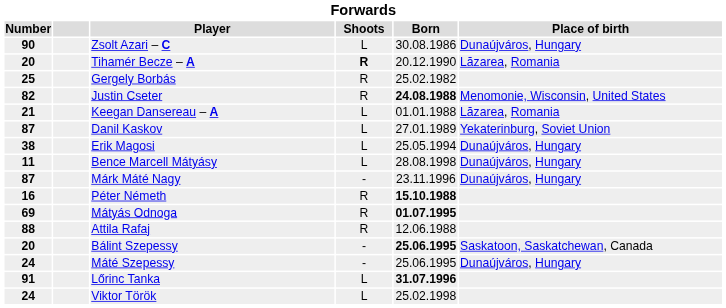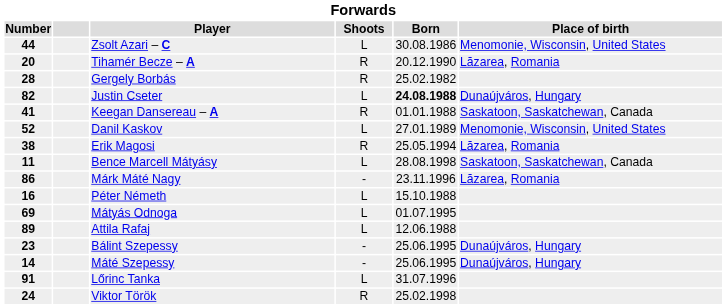(28, 45) 90 -> (28, 45) 44
(521, 45) Dunaújváros, Hungary -> (563, 45) Menomonie, Wisconsin, United States
(364, 62) bold -> (364, 62) normal
(28, 79) 25 -> (28, 79) 28
(364, 95) R -> (364, 95) L
(563, 95) Menomonie, Wisconsin, United States -> (521, 95) Dunaújváros, Hungary
(28, 112) 21 -> (28, 112) 41
(364, 112) L -> (364, 112) R
(510, 112) Lăzarea, Romania -> (556, 112) Saskatoon, Saskatchewan, Canada
(28, 129) 87 -> (28, 129) 52
(535, 129) Yekaterinburg, Soviet Union -> (563, 129) Menomonie, Wisconsin, United States
(364, 146) L -> (364, 146) R
(521, 146) Dunaújváros, Hungary -> (510, 146) Lăzarea, Romania
(521, 162) Dunaújváros, Hungary -> (556, 162) Saskatoon, Saskatchewan, Canada
(28, 179) 87 -> (28, 179) 86
(521, 179) Dunaújváros, Hungary -> (510, 179) Lăzarea, Romania
(364, 196) R -> (364, 196) L
(426, 196) bold -> (426, 196) normal
(364, 212) R -> (364, 212) L
(426, 212) bold -> (426, 212) normal
(28, 229) 88 -> (28, 229) 89
(364, 229) R -> (364, 229) L
(28, 246) 20 -> (28, 246) 23
(426, 246) bold -> (426, 246) normal
(556, 246) Saskatoon, Saskatchewan, Canada -> (521, 246) Dunaújváros, Hungary
(28, 263) 24 -> (28, 263) 14
(426, 279) bold -> (426, 279) normal
(364, 296) L -> (364, 296) R
